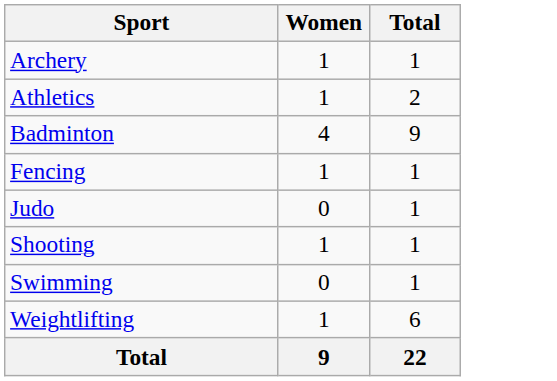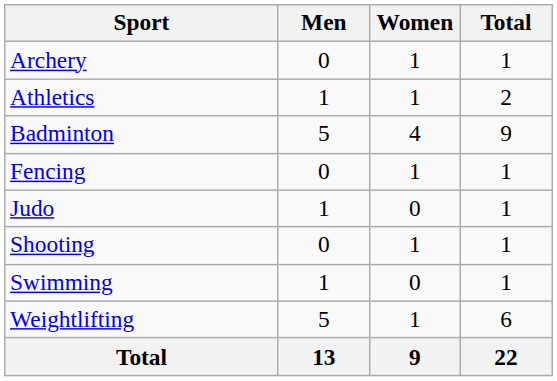+ column: (324, 23)
